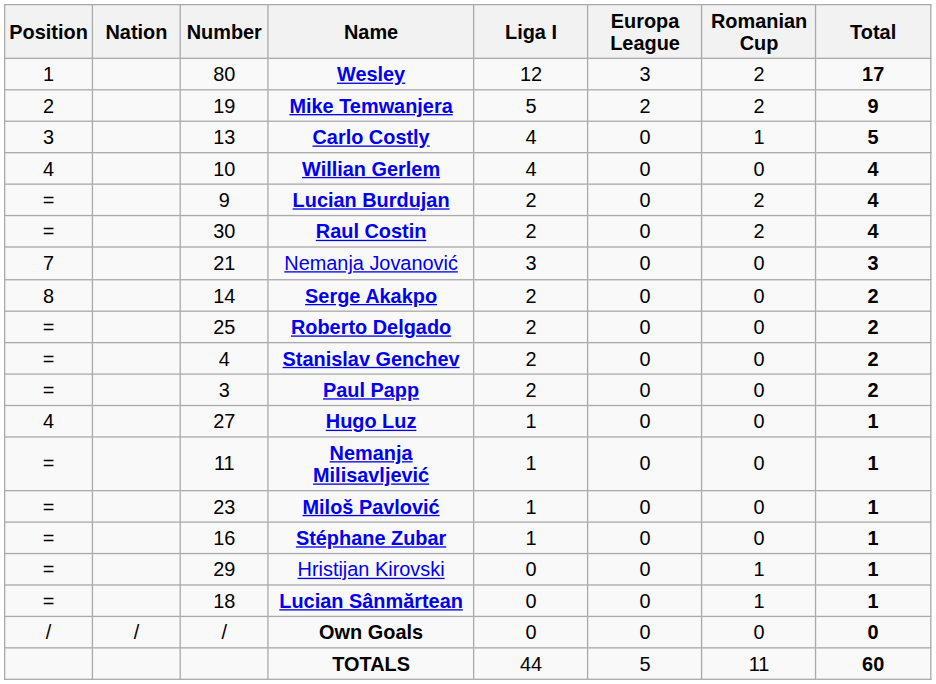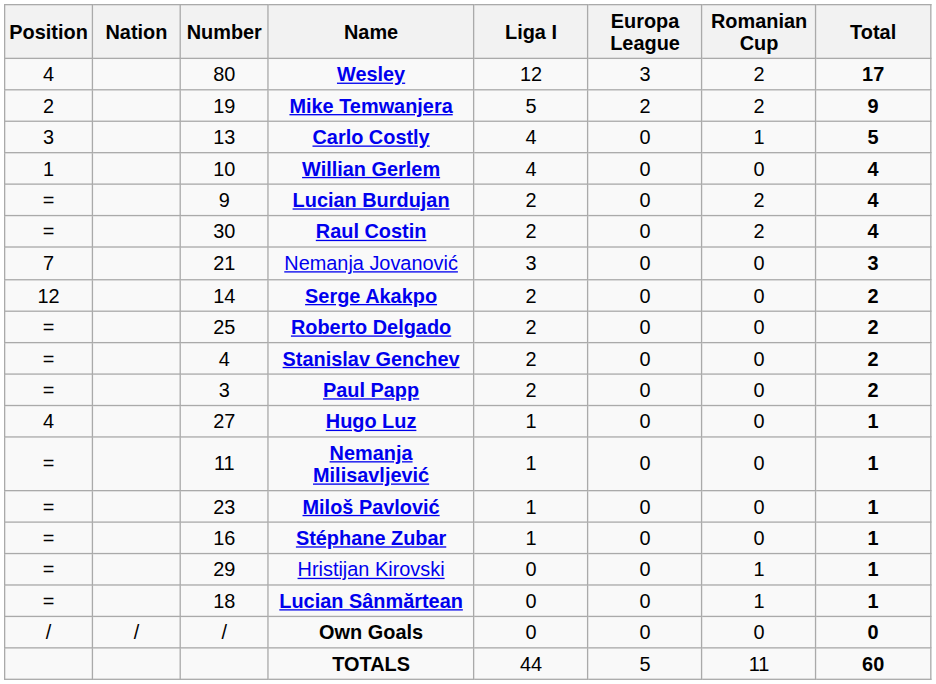(49, 74) 1 -> (49, 74) 4
(49, 169) 4 -> (49, 169) 1
(49, 295) 8 -> (49, 295) 12
